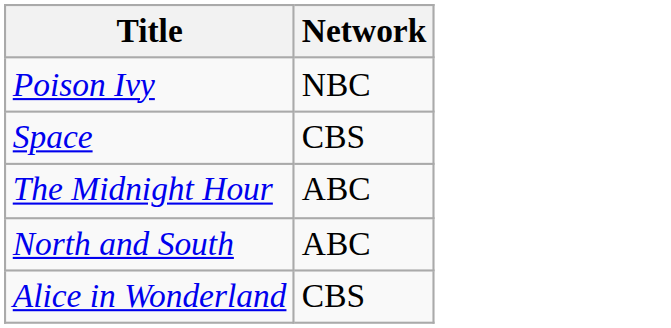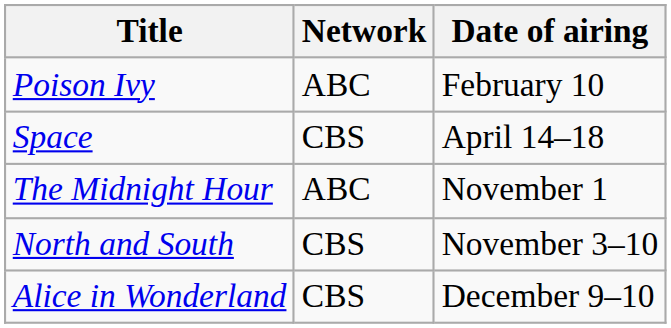+ column: (550, 31)
(336, 84) NBC -> (336, 84) ABC
(336, 243) ABC -> (333, 243) CBS
